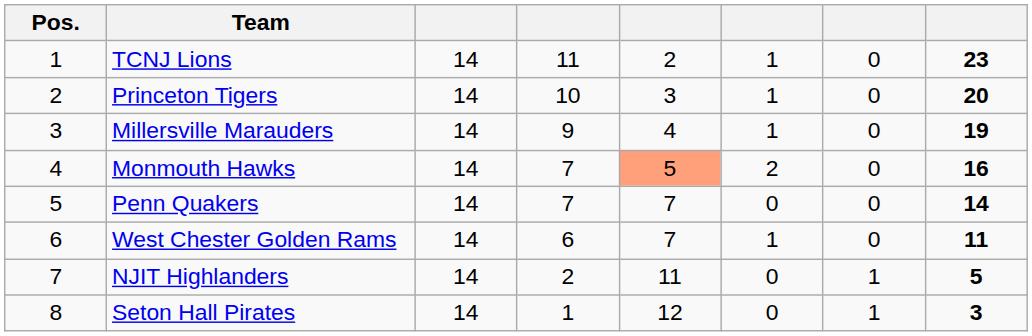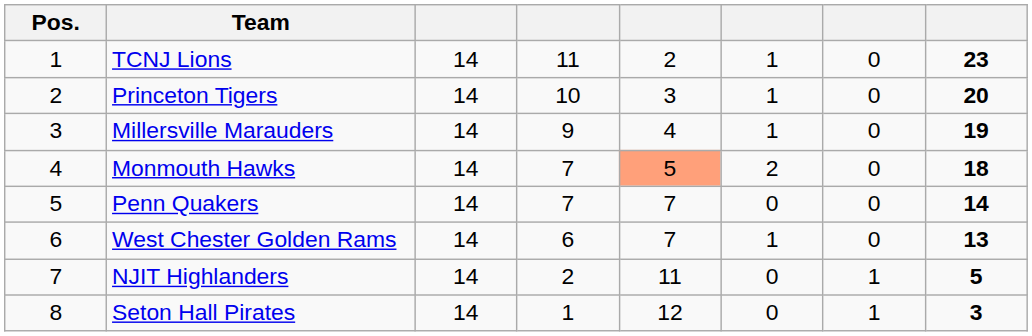(976, 167) 16 -> (976, 167) 18
(976, 240) 11 -> (976, 240) 13
